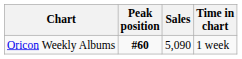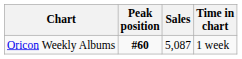(178, 44) 5,090 -> (178, 44) 5,087
